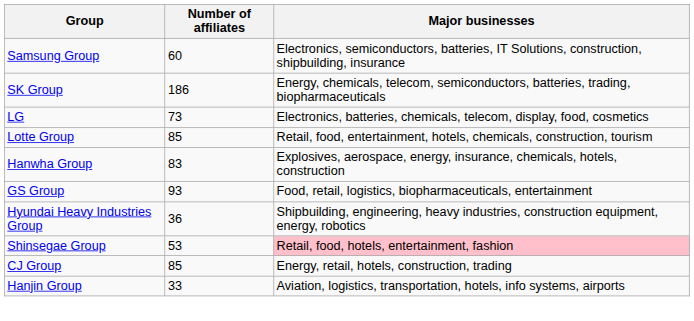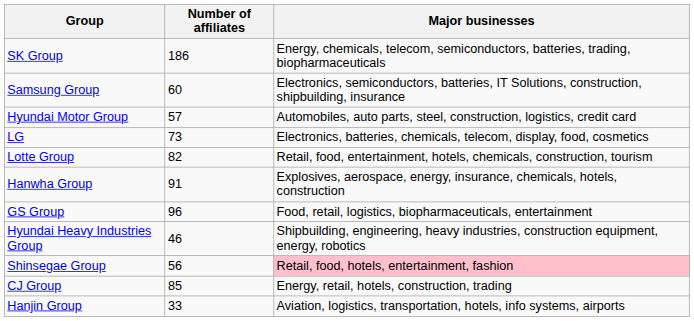rows swapped: (53, 55) <-> (35, 90)
+ row: (68, 117)
(175, 137) 85 -> (175, 157) 82
(175, 164) 83 -> (175, 184) 91
(175, 191) 93 -> (175, 211) 96
(175, 218) 36 -> (175, 238) 46
(175, 245) 53 -> (175, 266) 56
